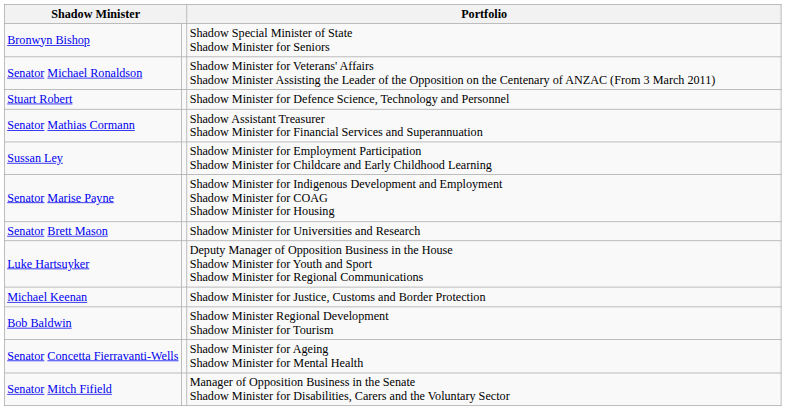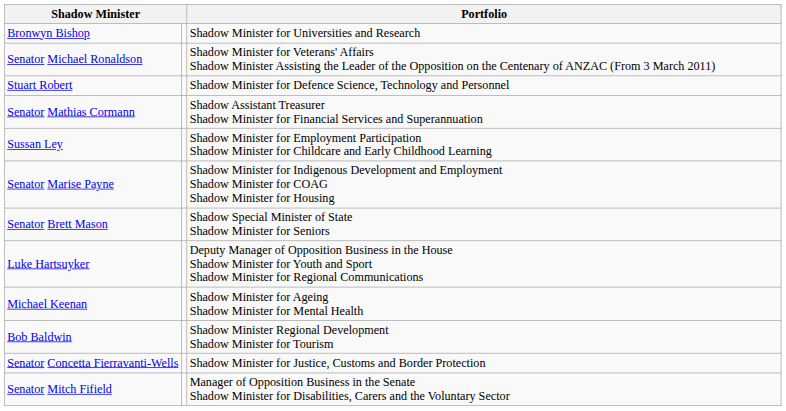(271, 40) Shadow Special Minister of State Shadow Minister for Seniors -> (305, 33) Shadow Minister for Universities and Research
(305, 231) Shadow Minister for Universities and Research -> (271, 224) Shadow Special Minister of State Shadow Minister for Seniors
(338, 297) Shadow Minister for Justice, Customs and Border Protection -> (276, 303) Shadow Minister for Ageing Shadow Minister for Mental Health
(276, 356) Shadow Minister for Ageing Shadow Minister for Mental Health -> (338, 363) Shadow Minister for Justice, Customs and Border Protection
